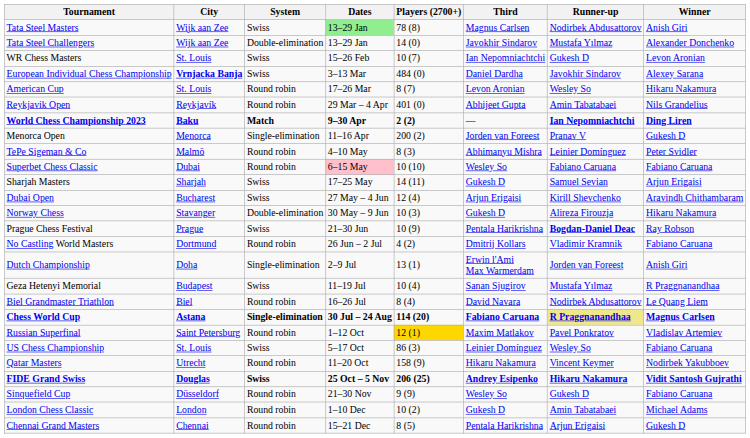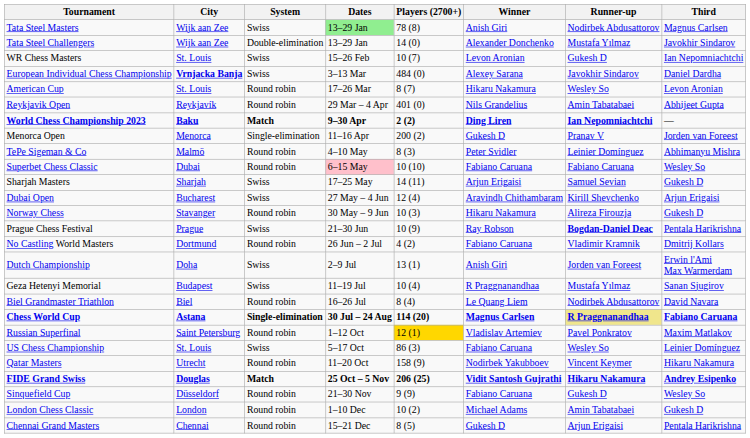columns swapped: (695, 12) <-> (505, 12)
(285, 213) Double-elimination -> (271, 213) Round robin
(283, 265) Single-elimination -> (258, 265) Swiss
(258, 379) Swiss -> (260, 379) Match
